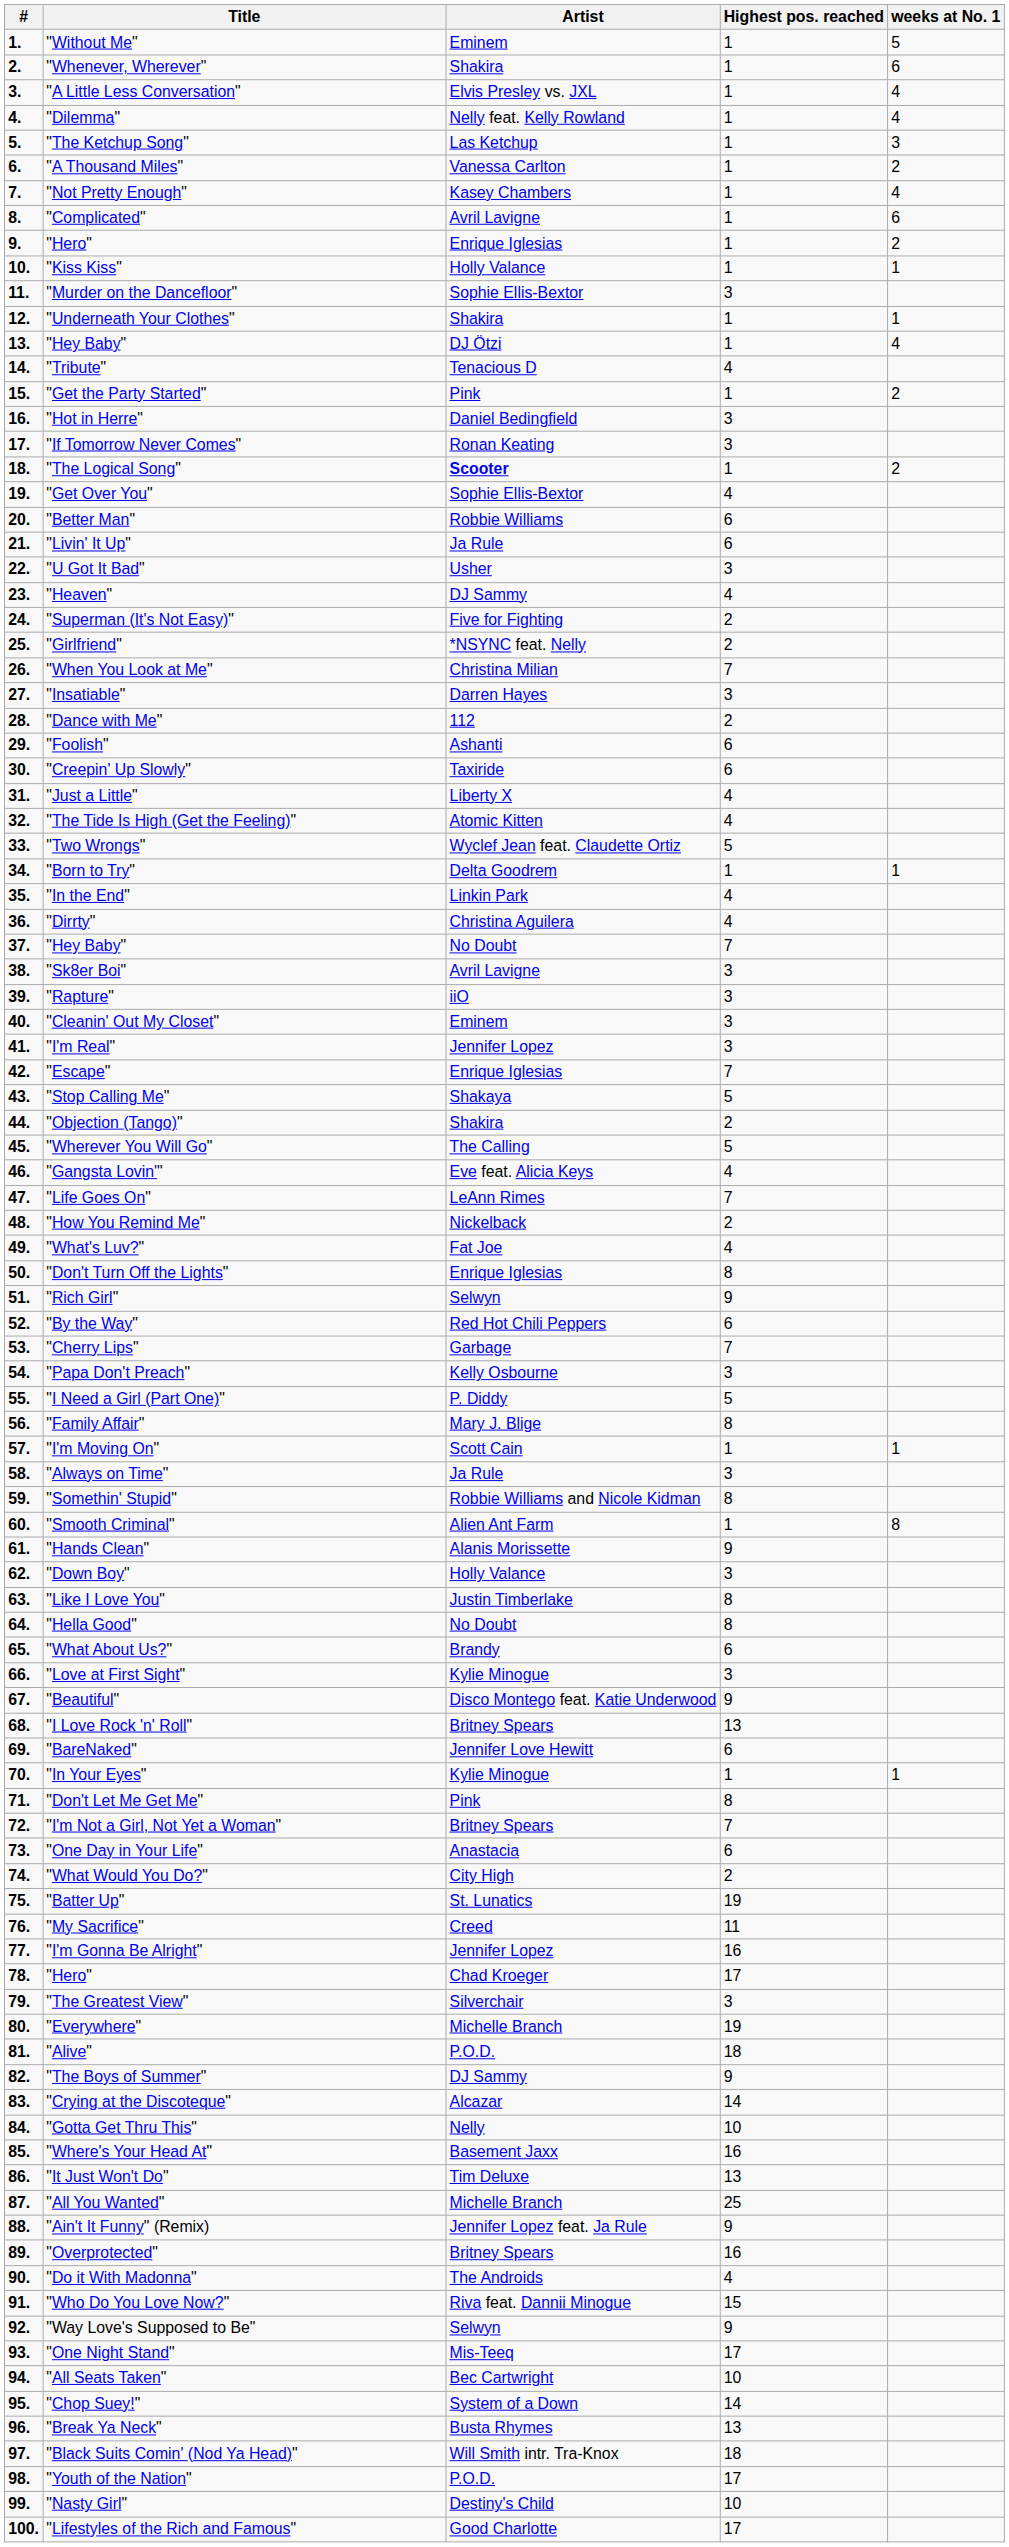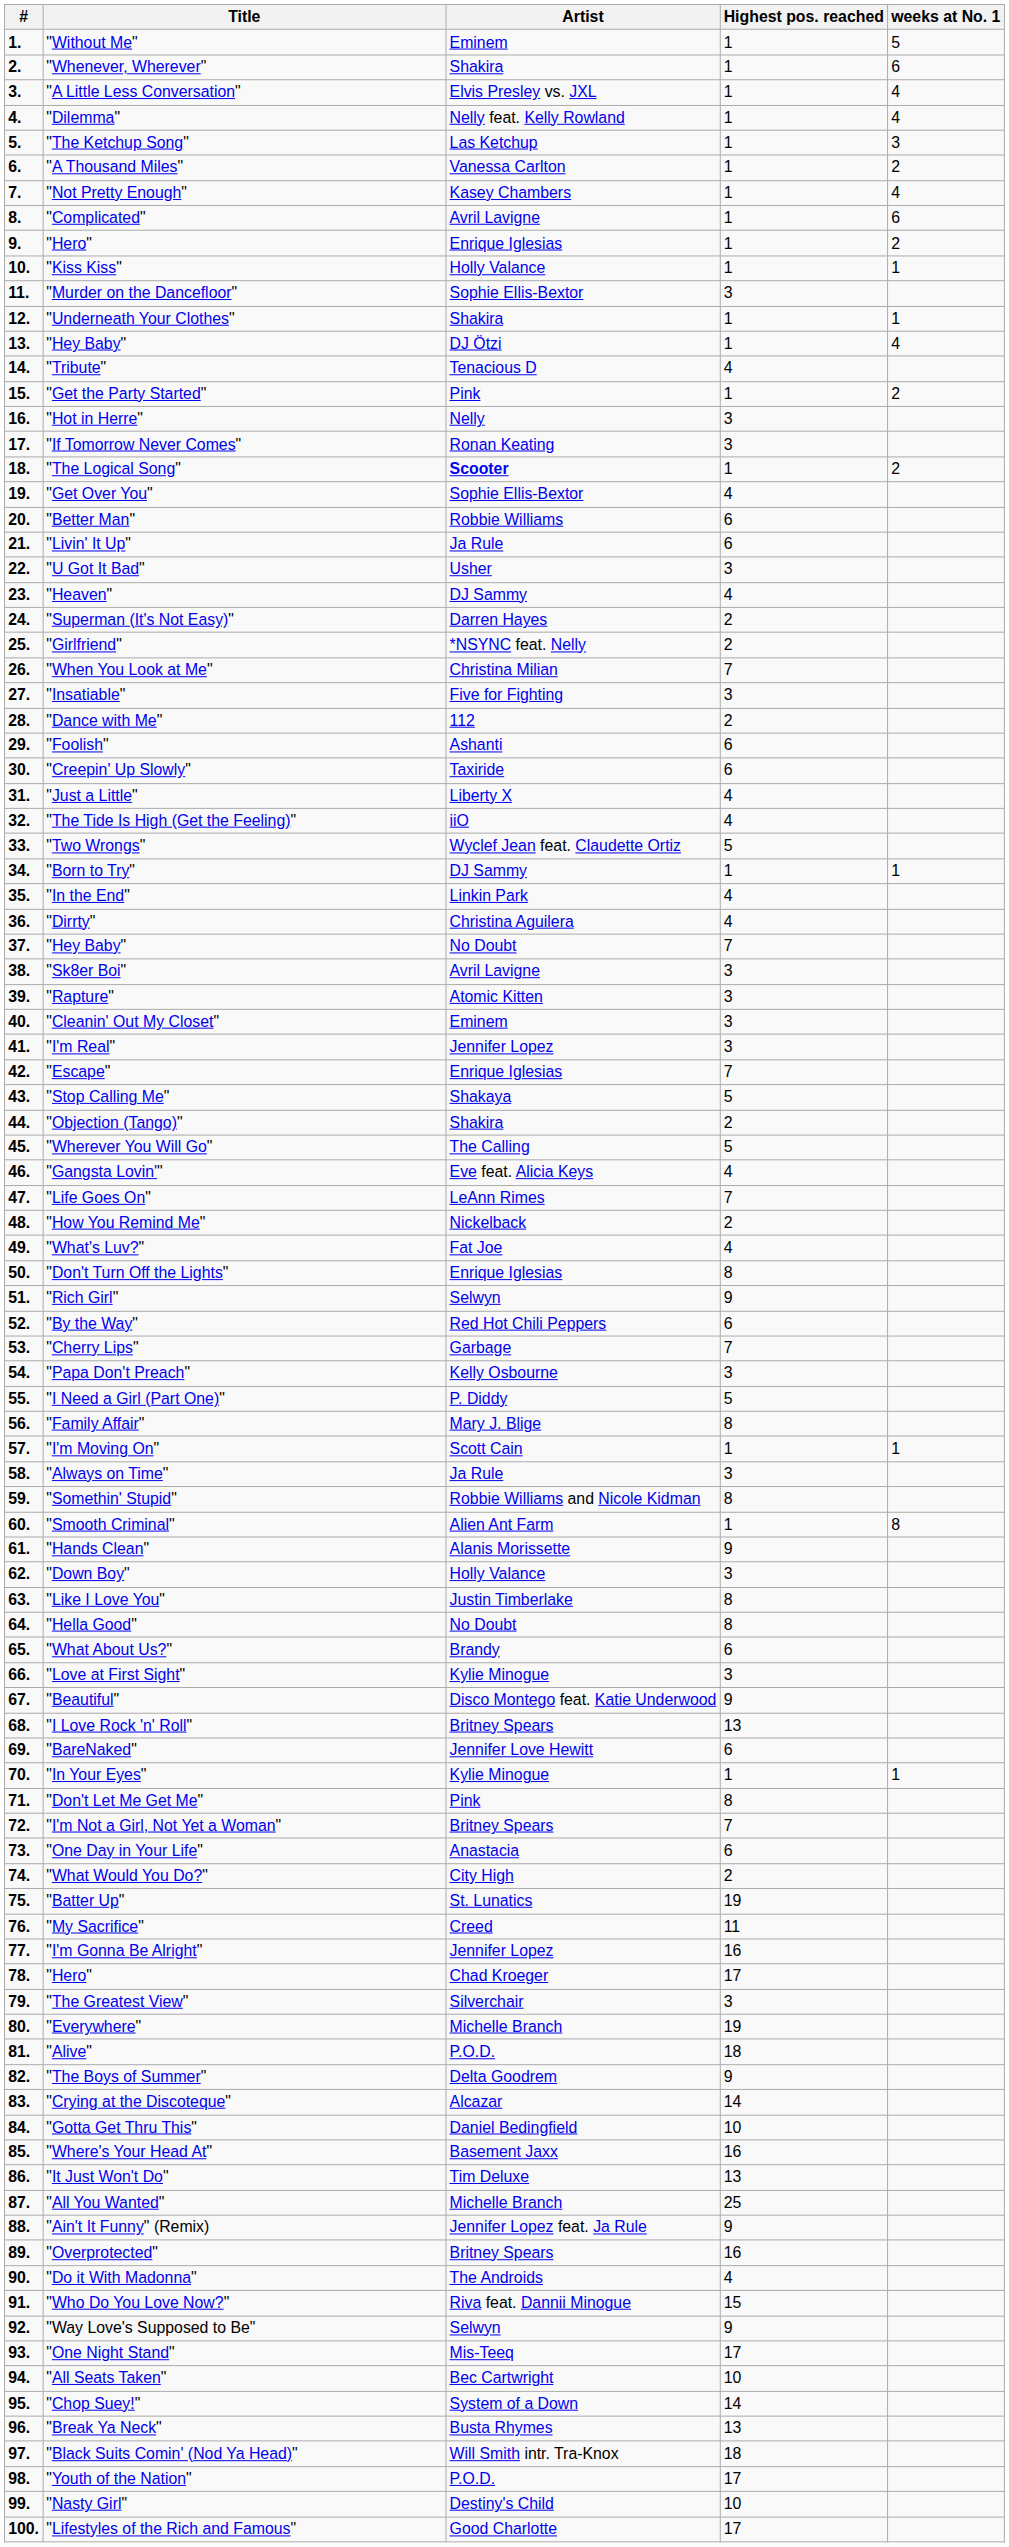(513, 419) Daniel Bedingfield -> (467, 419) Nelly
(506, 619) Five for Fighting -> (498, 619) Darren Hayes
(498, 695) Darren Hayes -> (506, 695) Five for Fighting
(496, 820) Atomic Kitten -> (459, 820) iiO
(503, 871) Delta Goodrem -> (488, 871) DJ Sammy
(459, 996) iiO -> (496, 996) Atomic Kitten
(488, 2077) DJ Sammy -> (503, 2077) Delta Goodrem
(467, 2127) Nelly -> (513, 2127) Daniel Bedingfield
